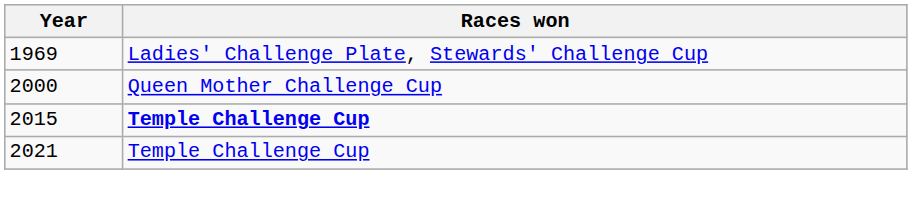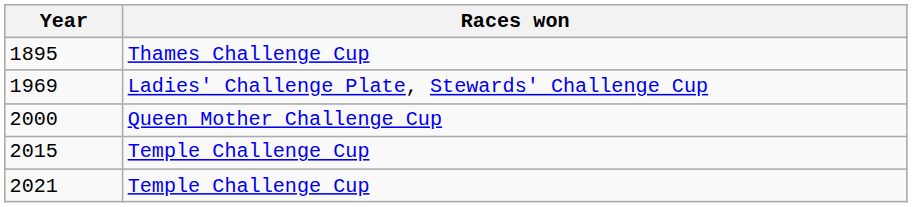+ row: (34, 54)
(249, 120) bold -> (249, 153) normal
